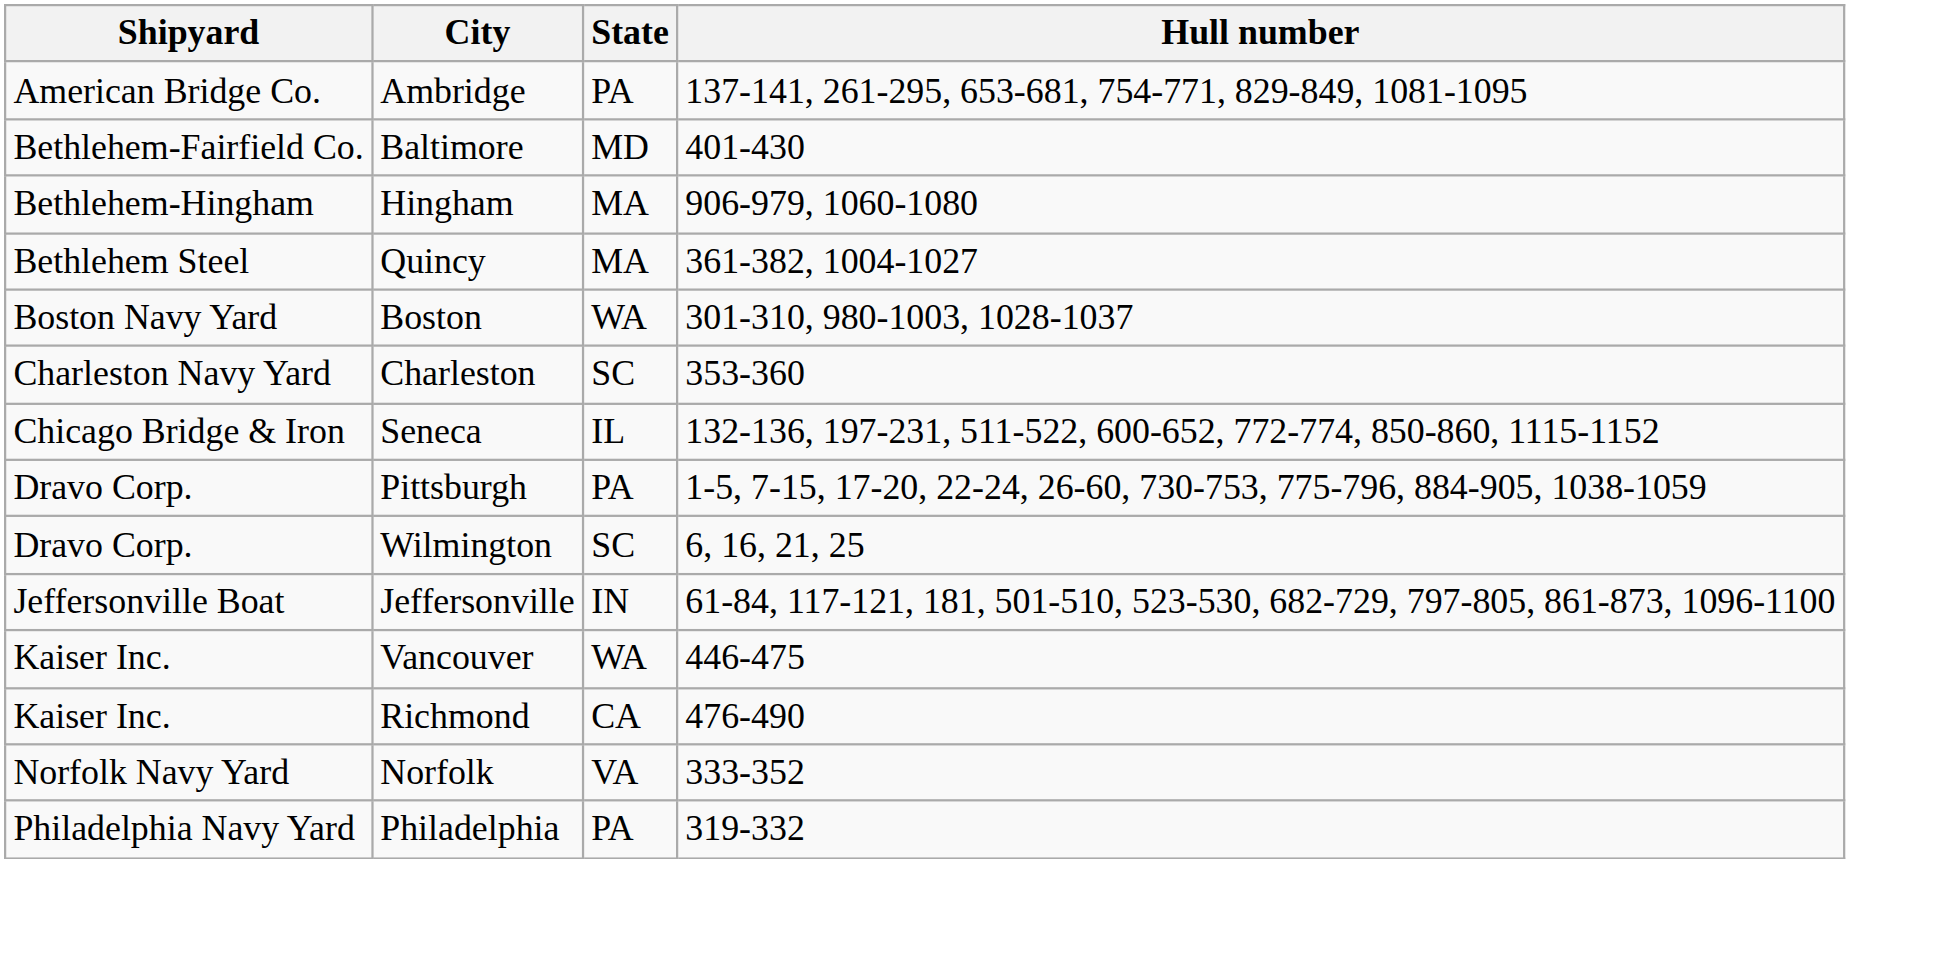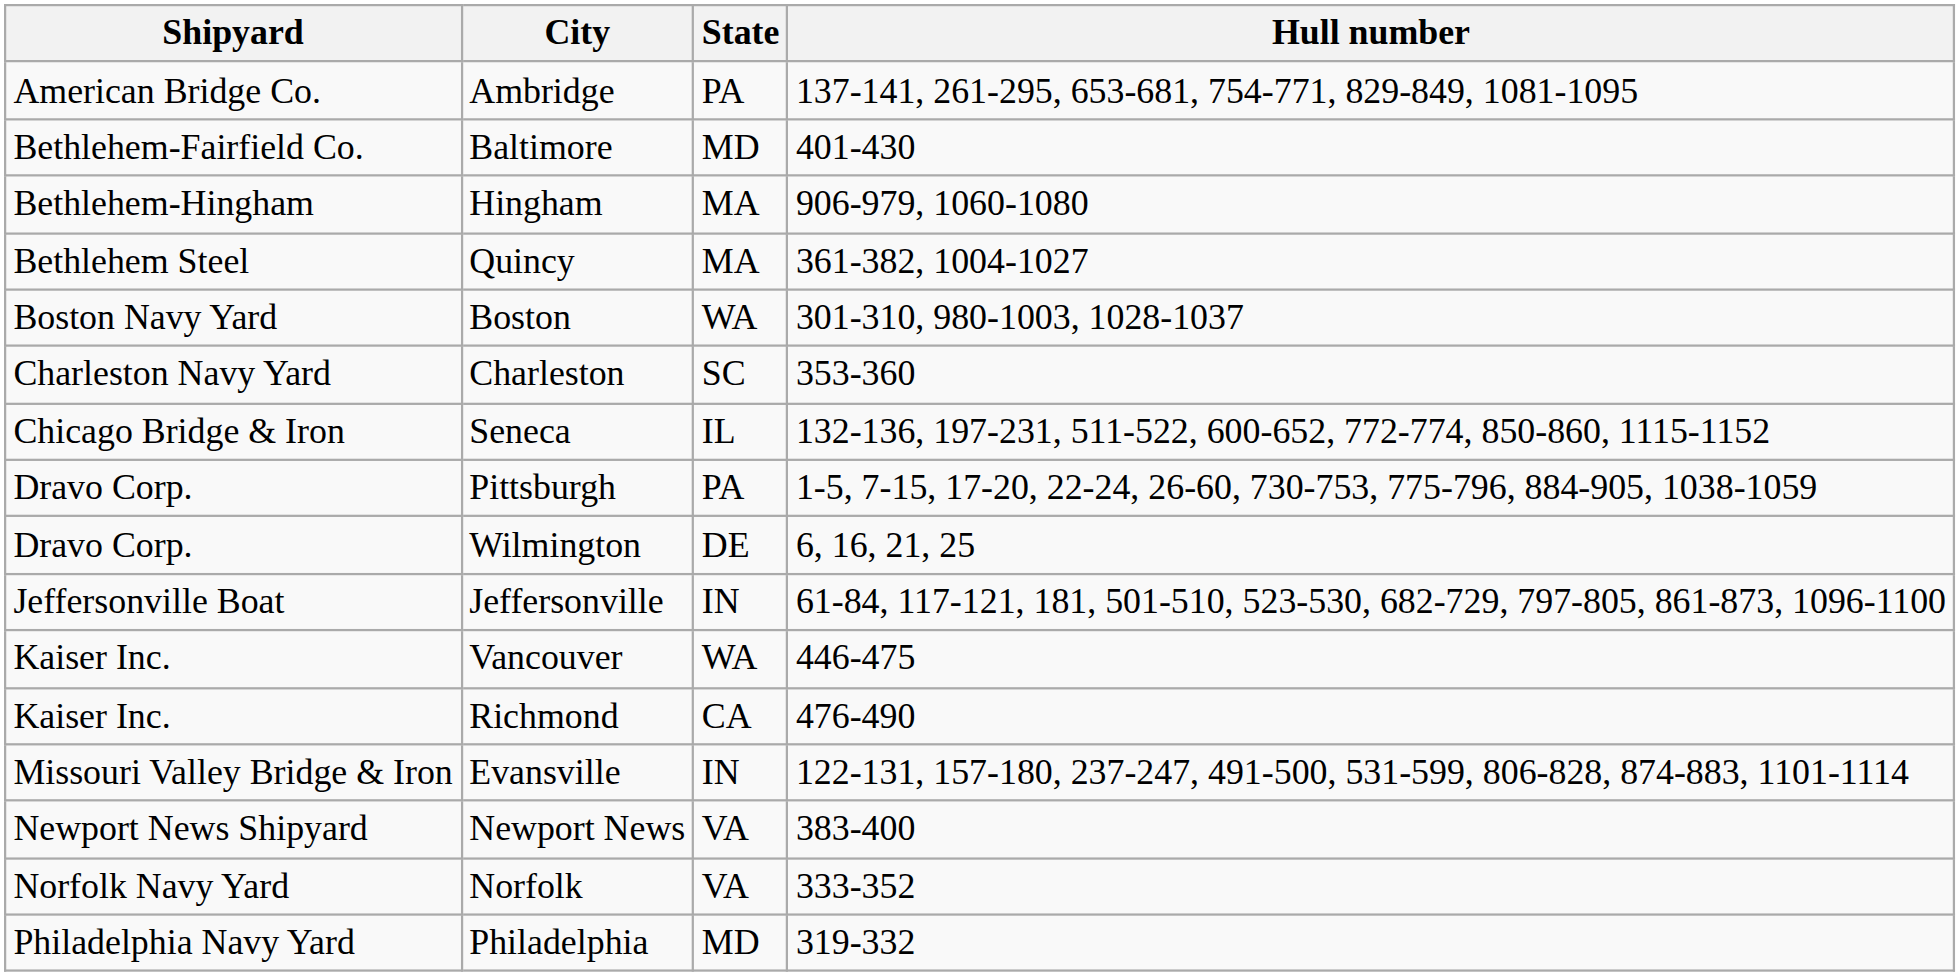(613, 544) SC -> (726, 544) DE
+ row: (545, 771)
+ row: (577, 828)
(612, 828) PA -> (731, 942) MD
